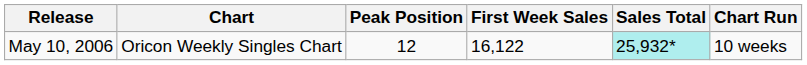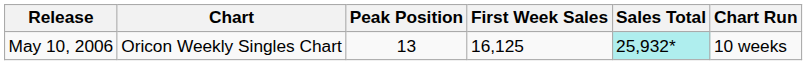(406, 45) 12 -> (406, 45) 13
(497, 45) 16,122 -> (497, 45) 16,125
